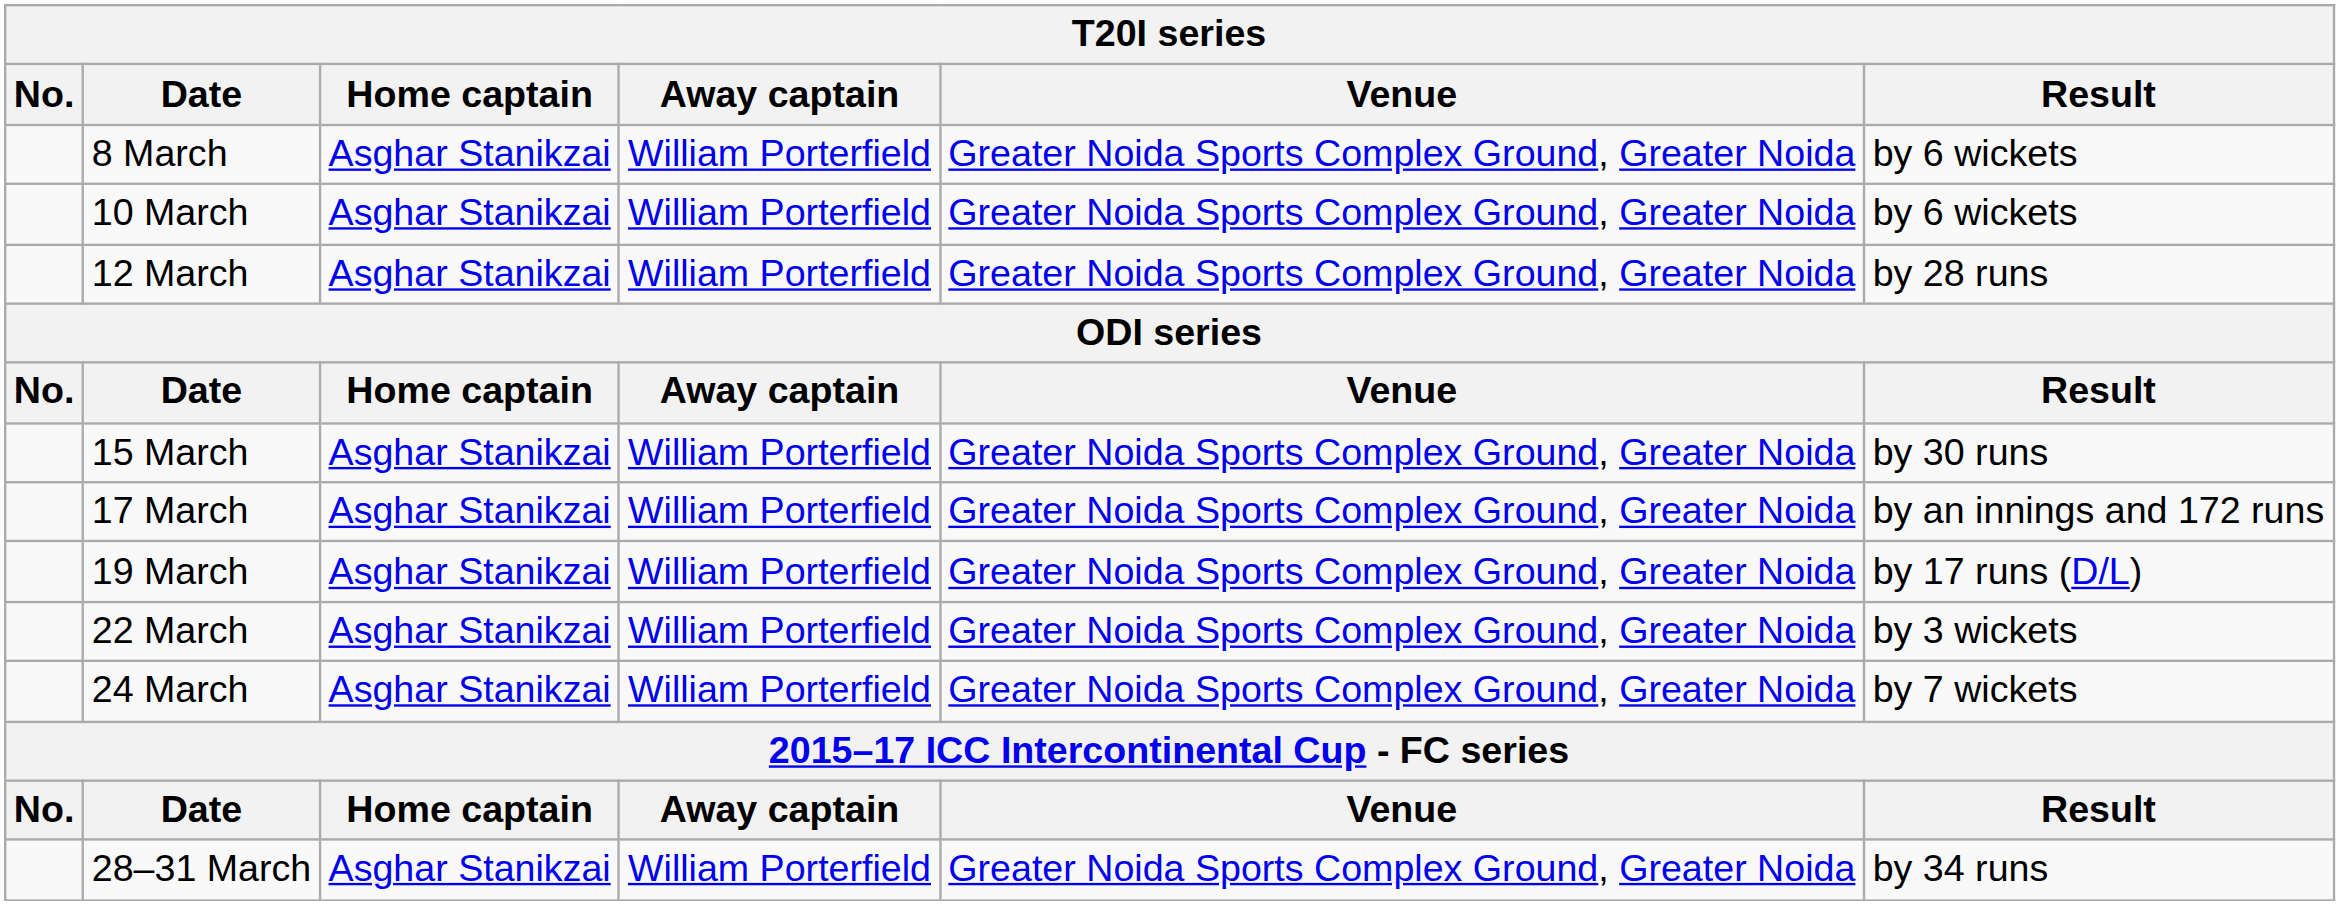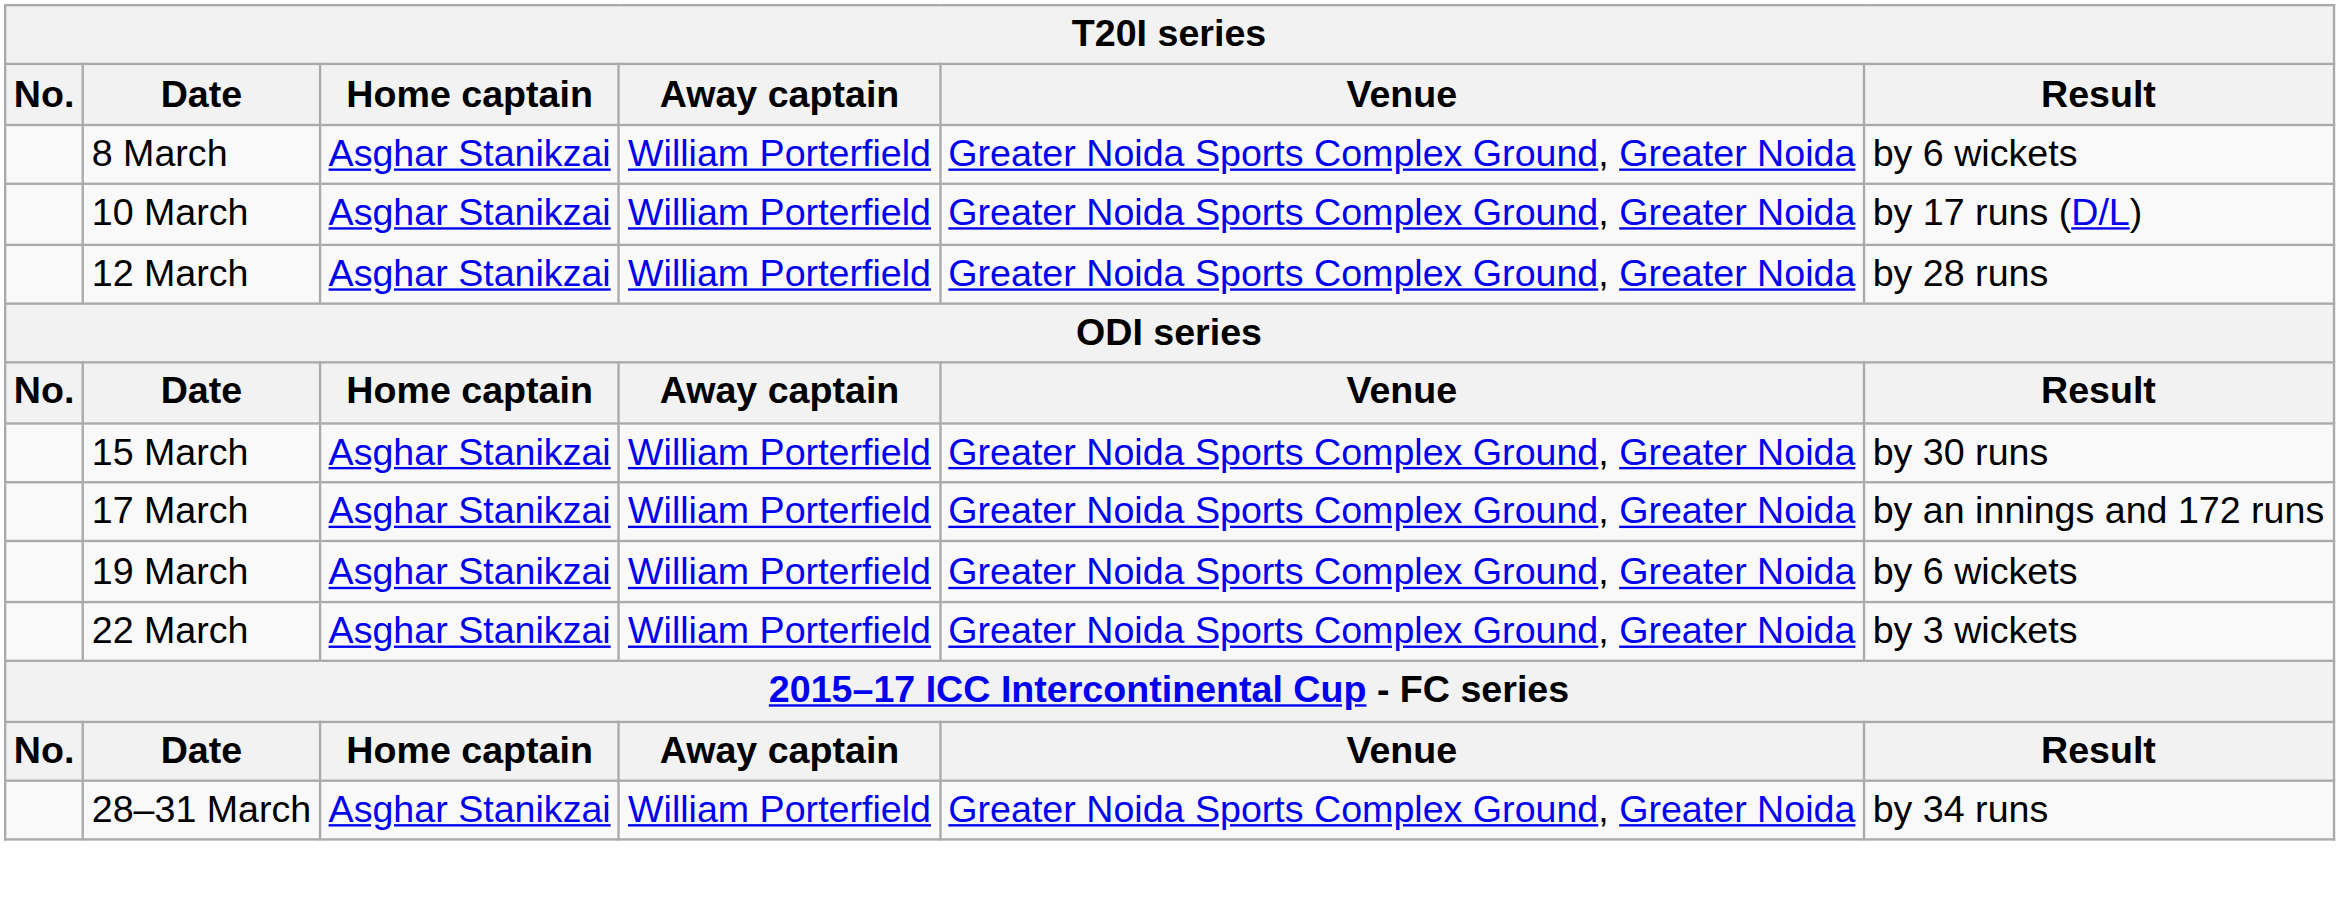(1975, 213) by 6 wickets -> (2007, 213) by 17 runs (D/L)
(2007, 570) by 17 runs (D/L) -> (1975, 570) by 6 wickets
- row: (170, 690)
